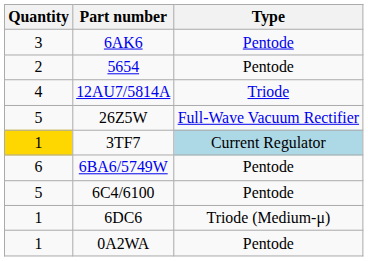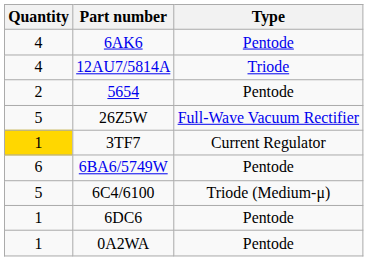(39, 42) 3 -> (39, 42) 4
rows swapped: (123, 67) <-> (123, 92)
(268, 142) lightblue background -> (268, 142) no background
(268, 192) Pentode -> (268, 192) Triode (Medium-μ)
(268, 218) Triode (Medium-μ) -> (268, 218) Pentode
